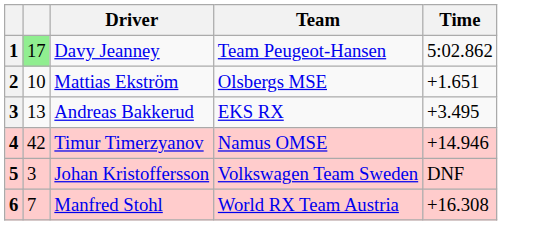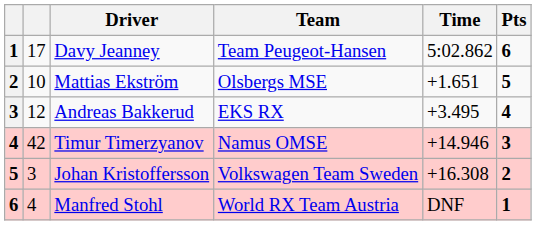+ column: (514, 20)
(36, 50) lightgreen background -> (36, 50) no background
(36, 112) 13 -> (36, 112) 12
(446, 174) DNF -> (458, 174) +16.308
(32, 205) 7 -> (32, 205) 4
(458, 205) +16.308 -> (446, 205) DNF
